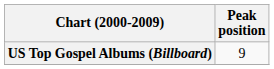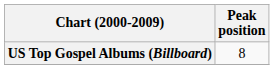(242, 53) 9 -> (242, 53) 8
